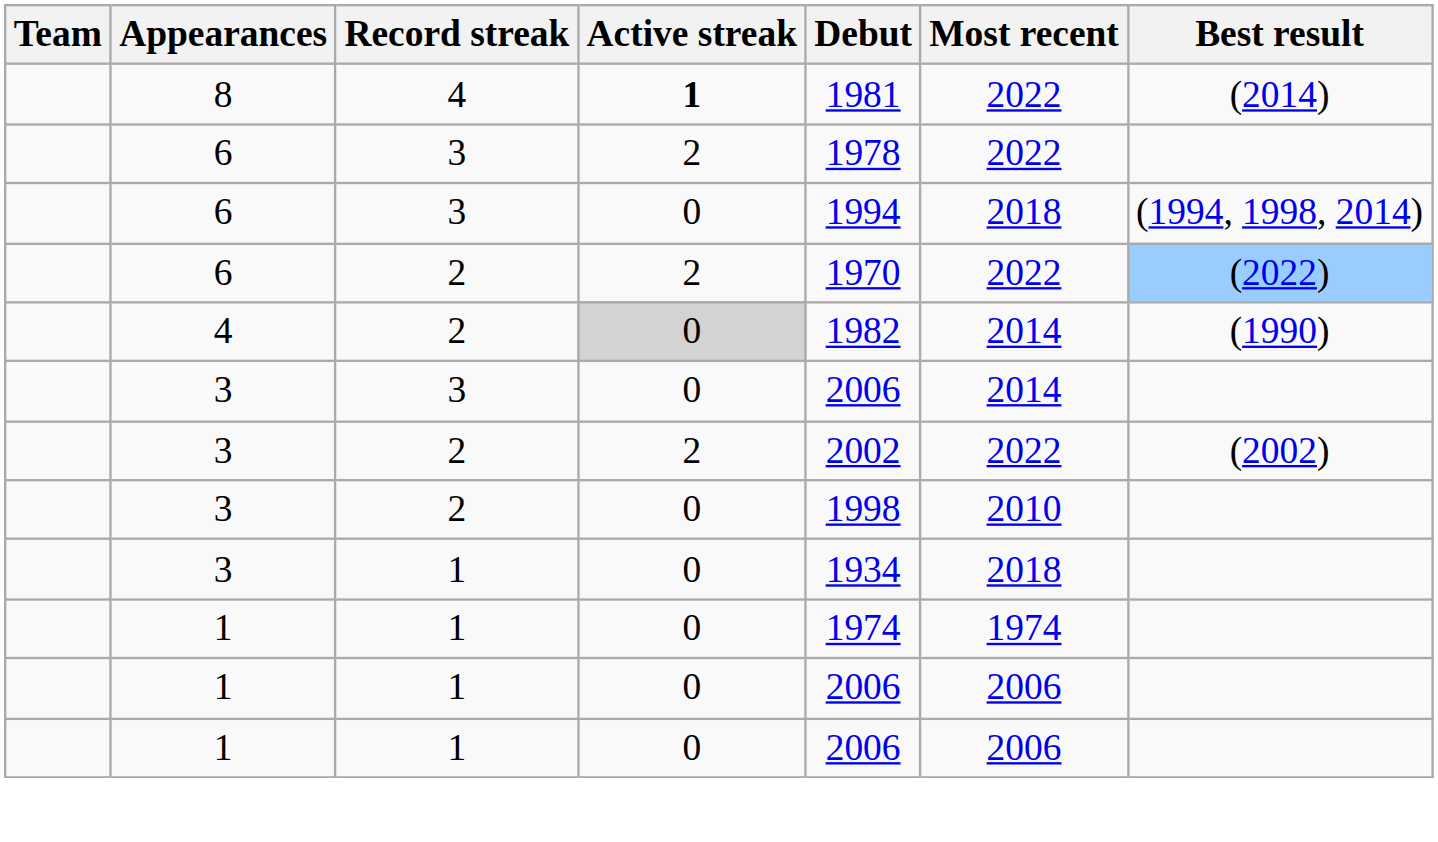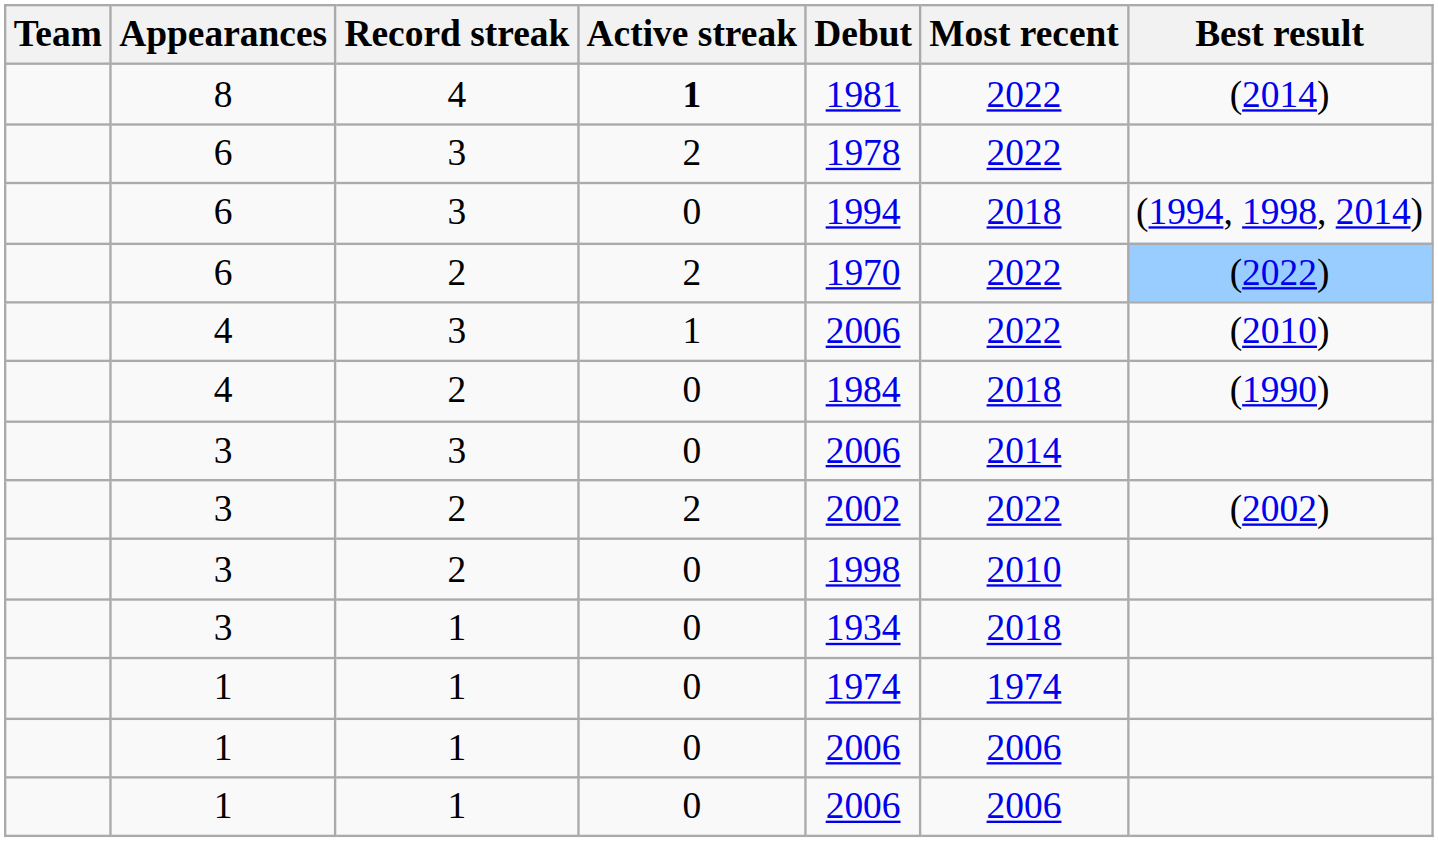+ row: (223, 331)
(692, 331) lightgrey background -> (692, 390) no background
(863, 331) 1982 -> (863, 390) 1984
(1024, 331) 2014 -> (1024, 390) 2018
